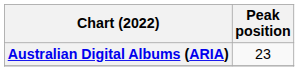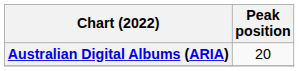(263, 54) 23 -> (263, 54) 20
